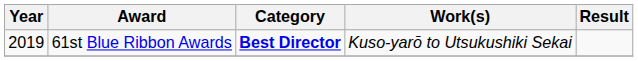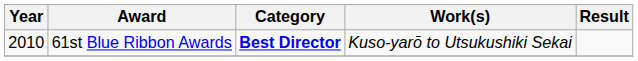(26, 42) 2019 -> (26, 42) 2010
